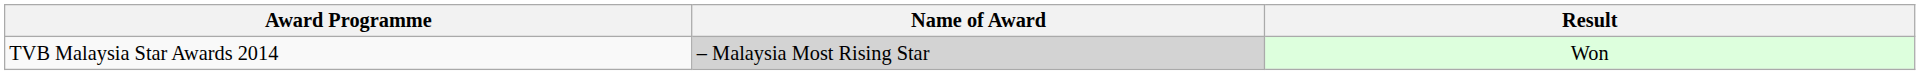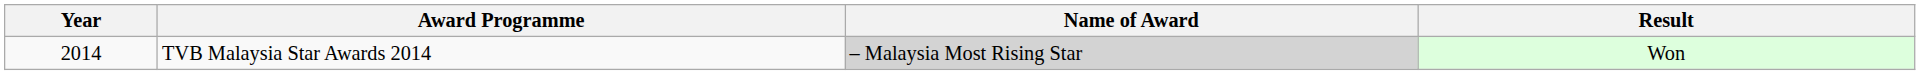+ column: (81, 20)
